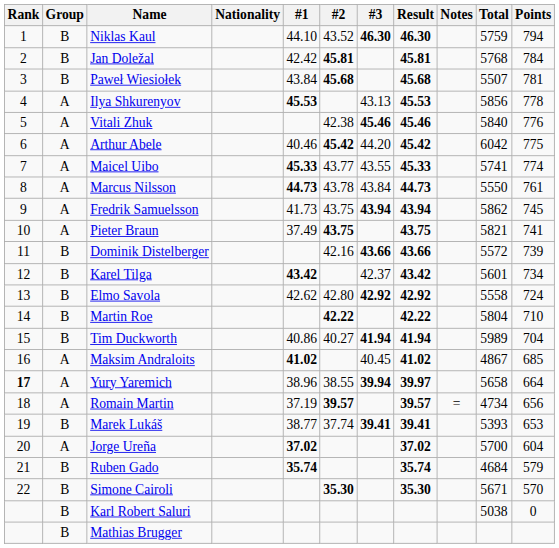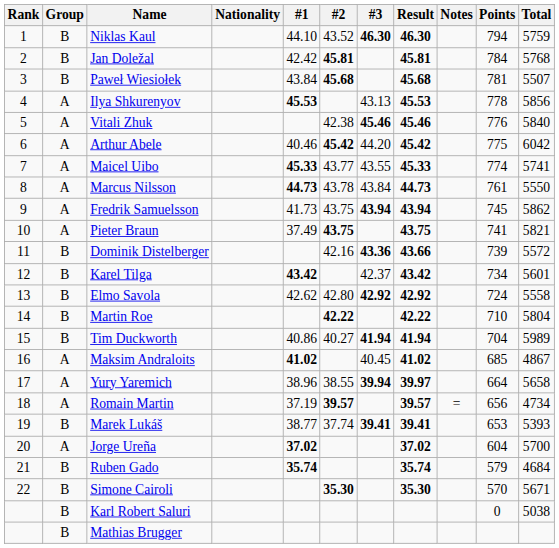columns swapped: (533, 15) <-> (494, 15)
(375, 252) 43.66 -> (375, 252) 43.36
(23, 381) bold -> (23, 381) normal
